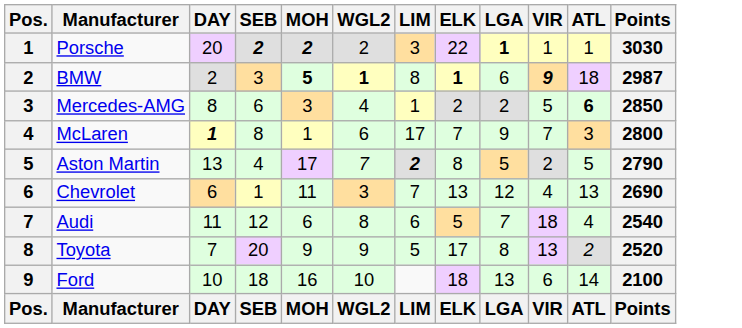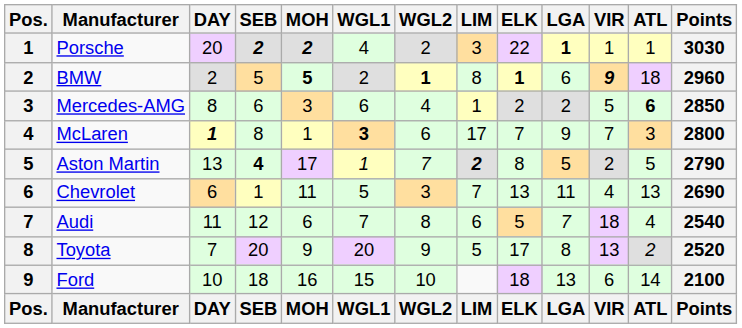+ column: (364, 19)
(258, 77) 3 -> (258, 77) 5
(643, 77) 2987 -> (704, 77) 2960
(258, 163) normal -> (258, 163) bold
(504, 192) 12 -> (566, 192) 11
